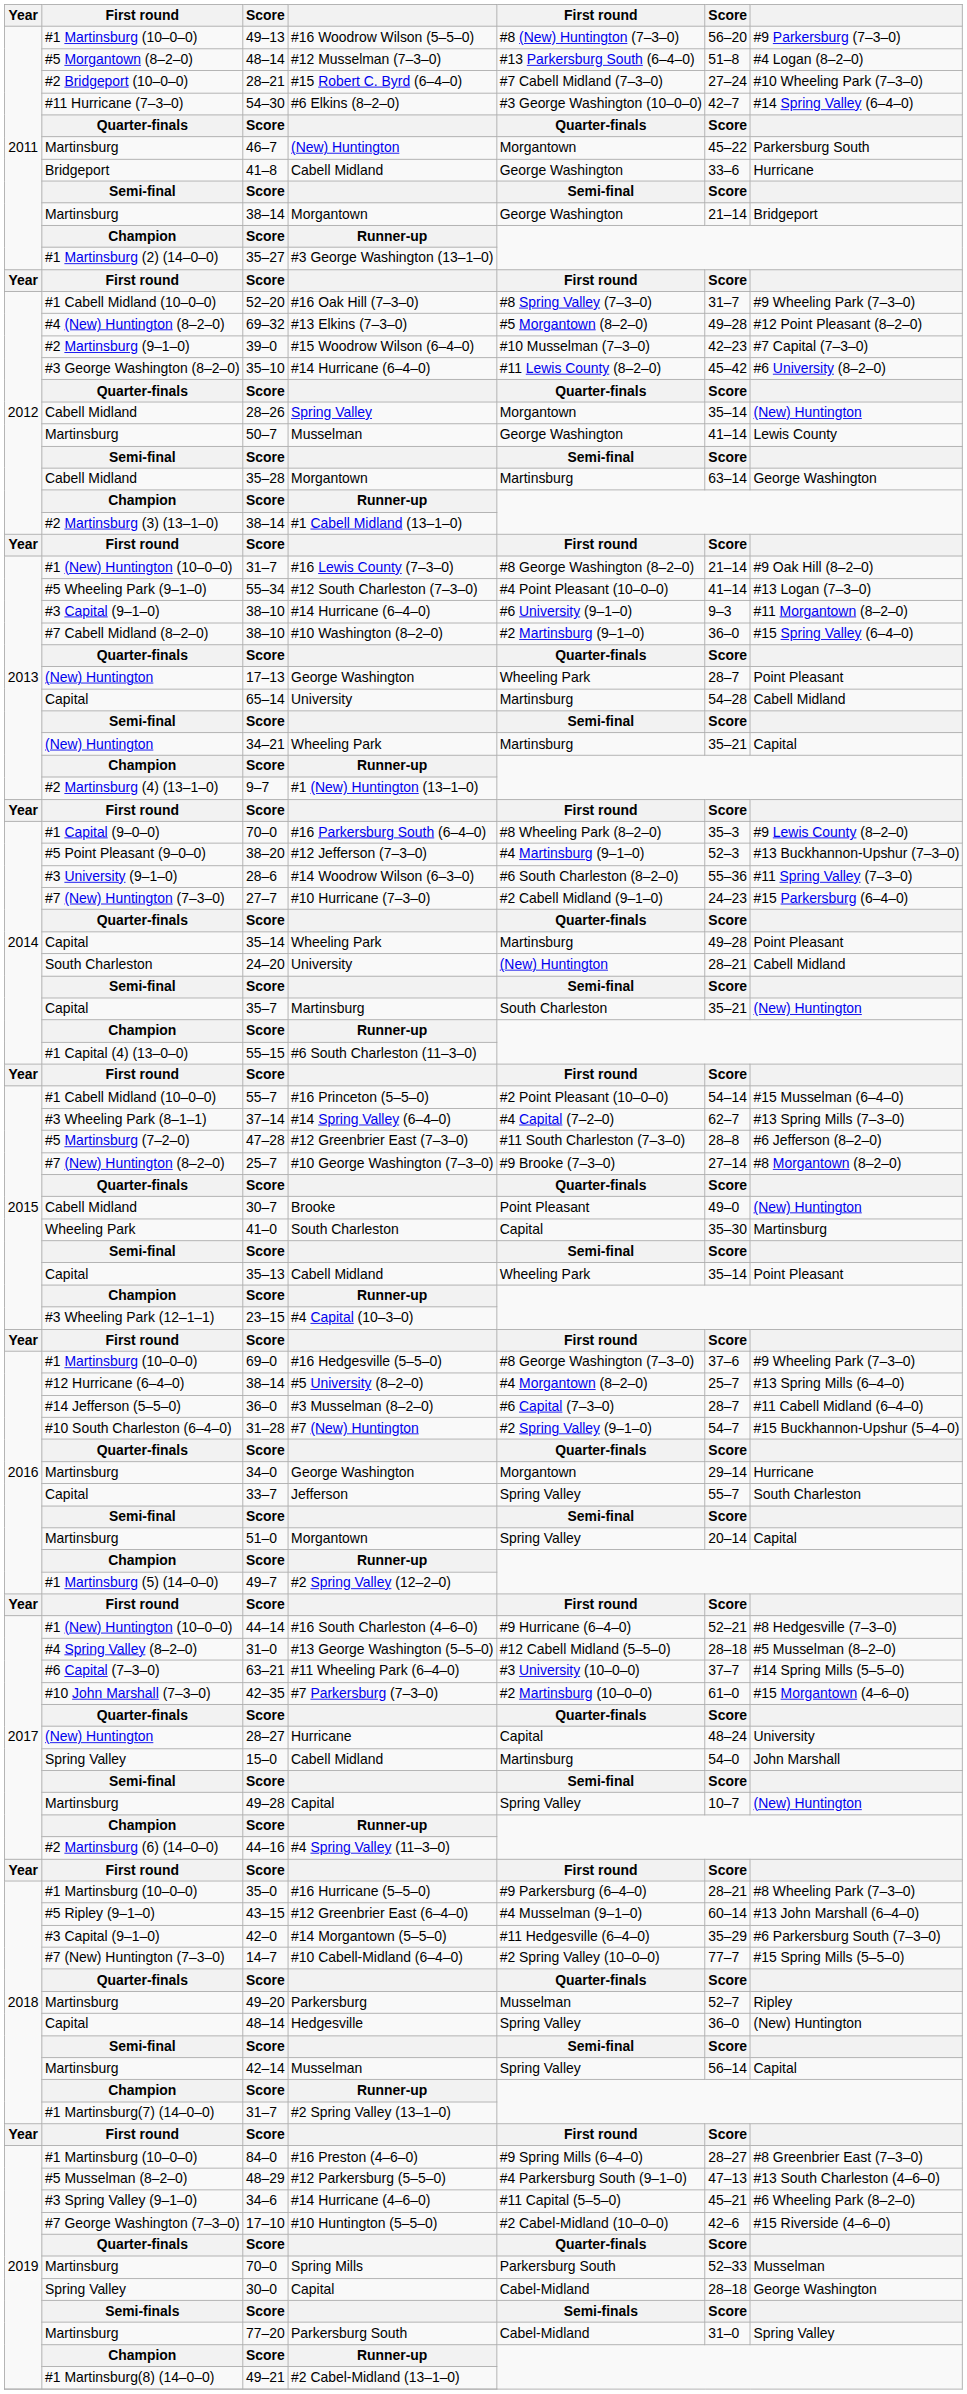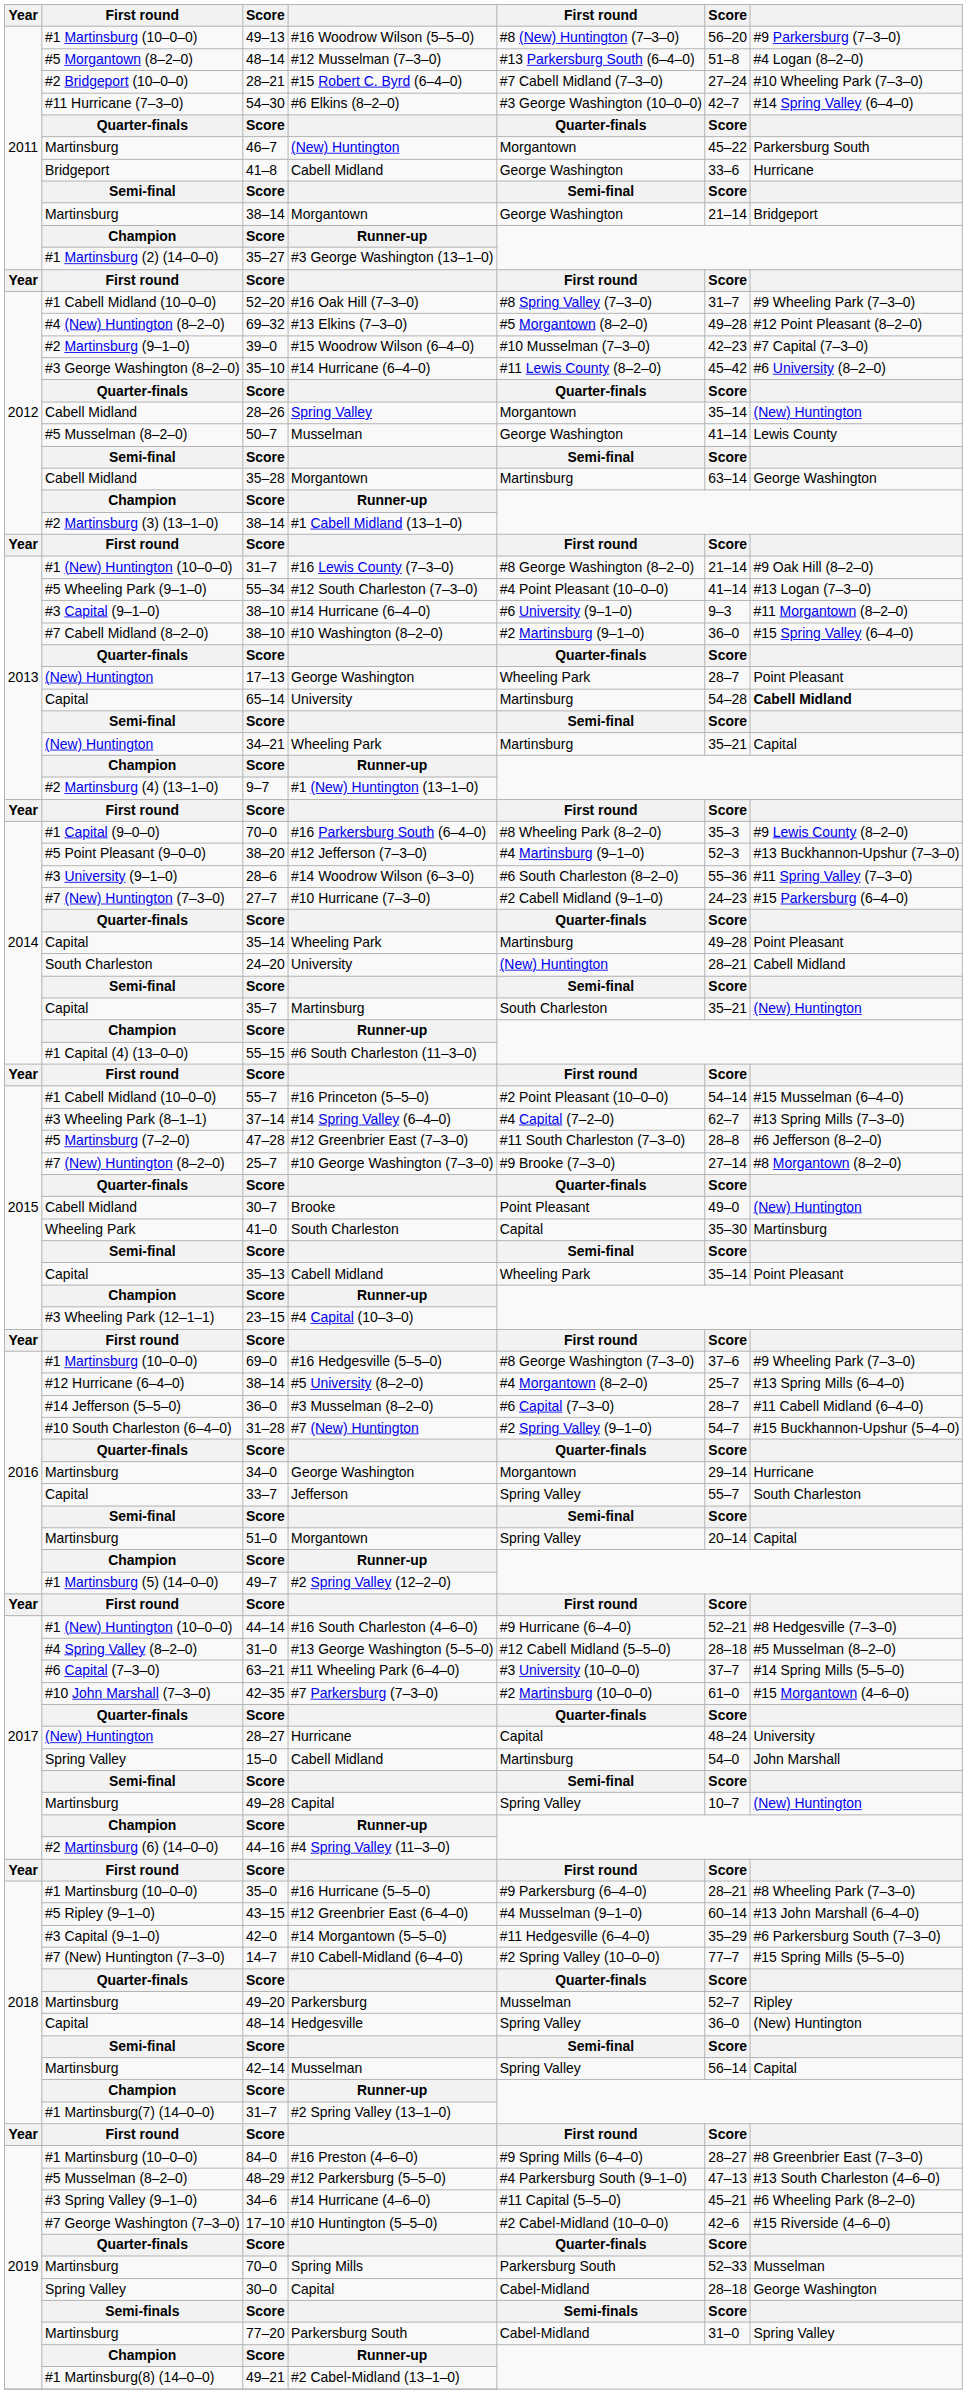(82, 434) Martinsburg -> (116, 434) #5 Musselman (8–2–0)
(800, 699) normal -> (803, 699) bold
